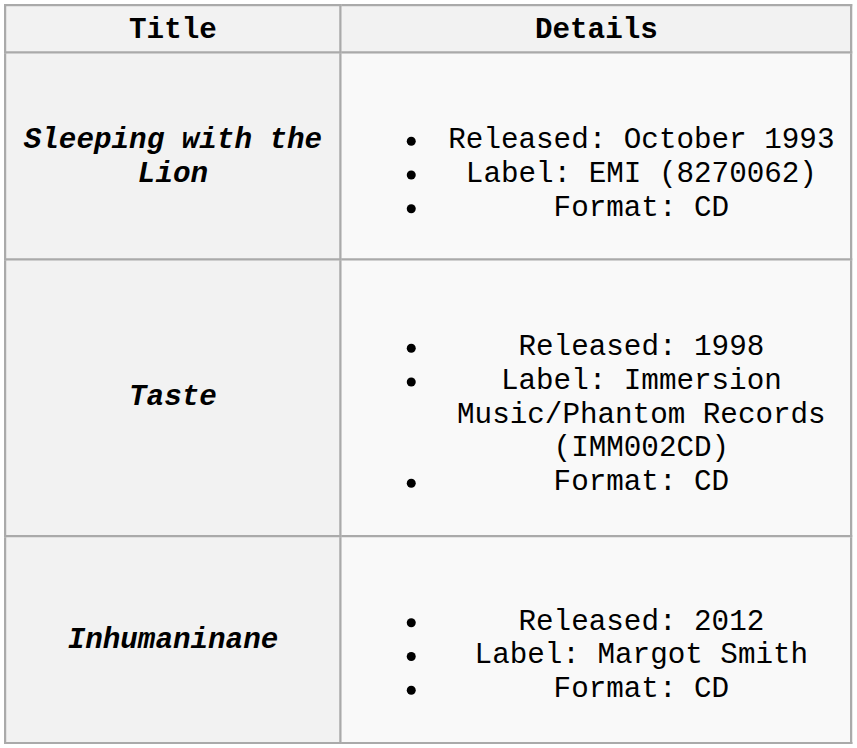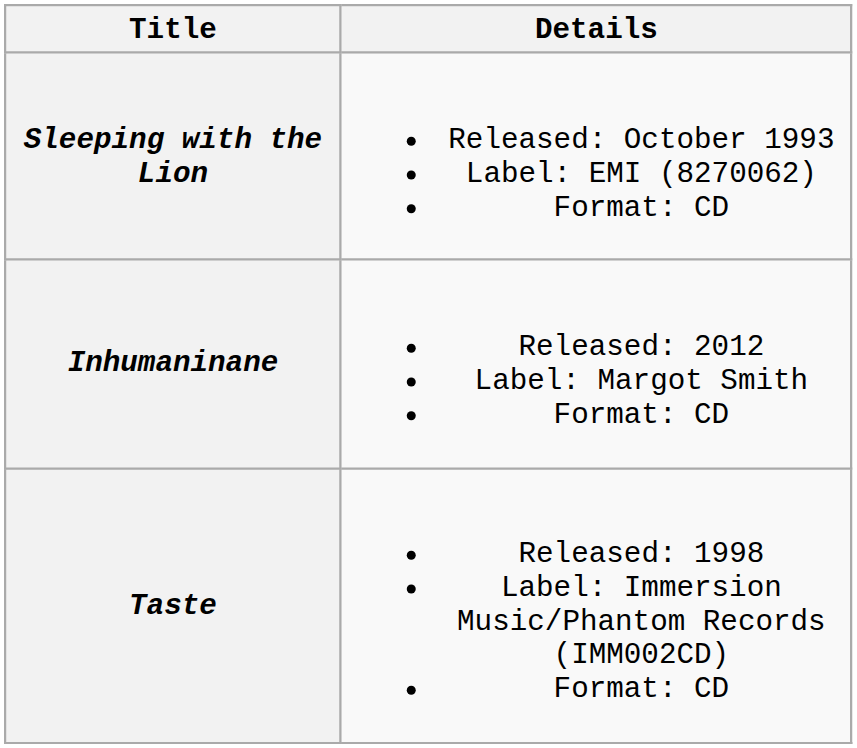rows swapped: (173, 398) <-> (173, 639)
